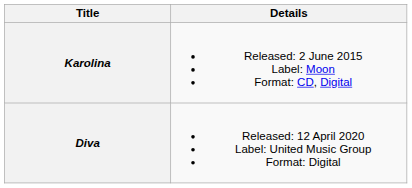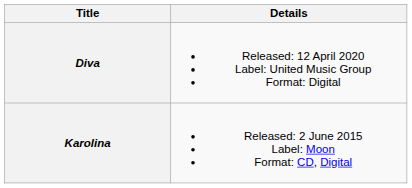rows swapped: (88, 62) <-> (88, 143)
